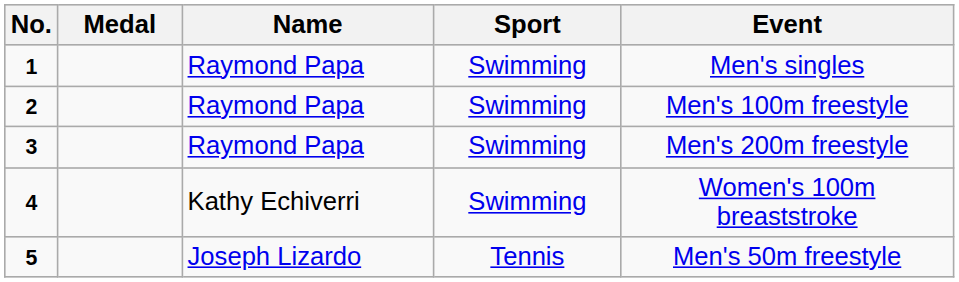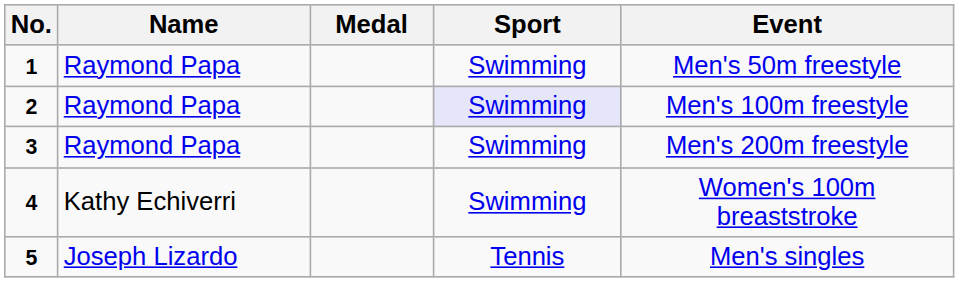columns swapped: (120, 24) <-> (308, 24)
(787, 65) Men's singles -> (787, 65) Men's 50m freestyle
(527, 106) no background -> (527, 106) lavender background
(787, 256) Men's 50m freestyle -> (787, 256) Men's singles
